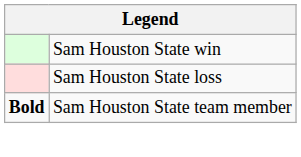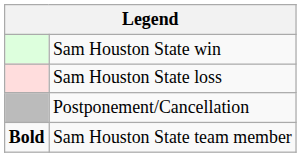+ row: (151, 107)
